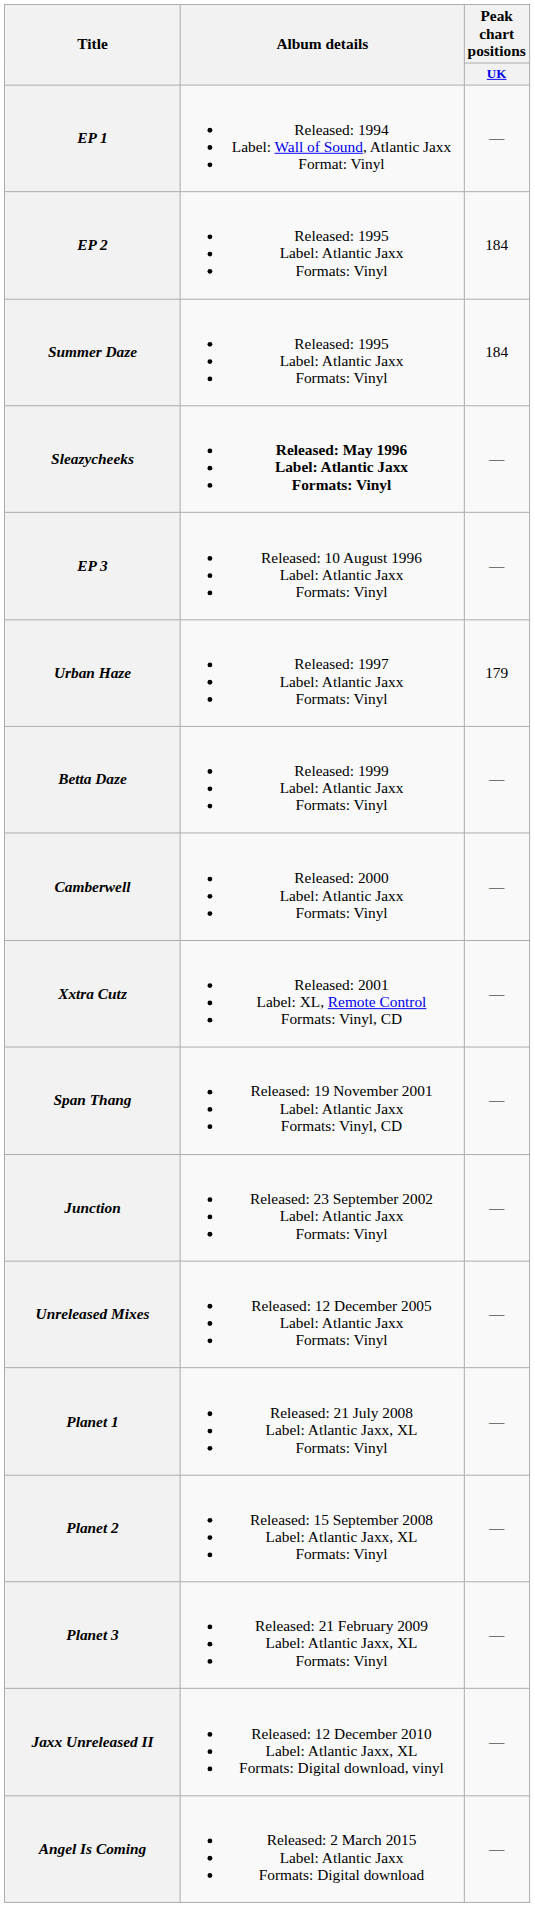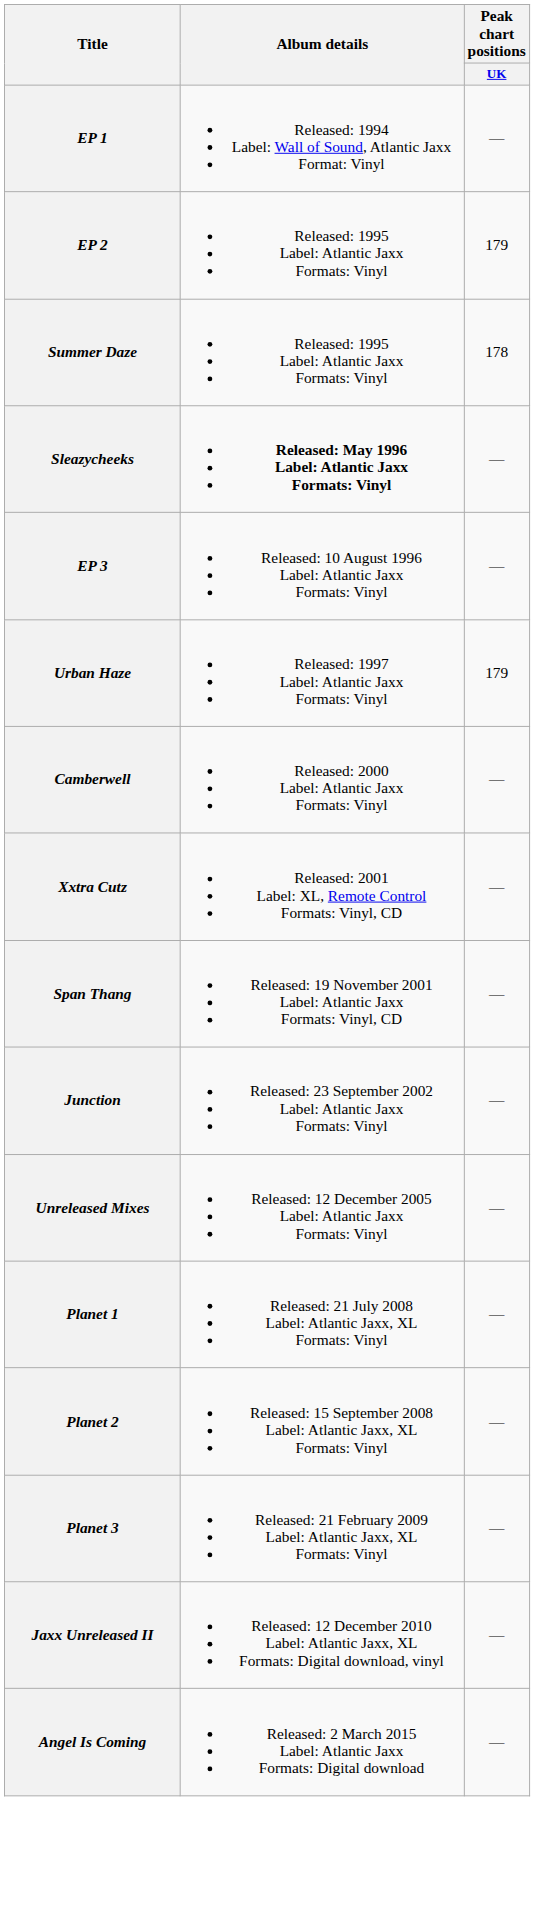(497, 245) 184 -> (497, 245) 179
(497, 352) 184 -> (497, 352) 178
- row: (92, 779)
